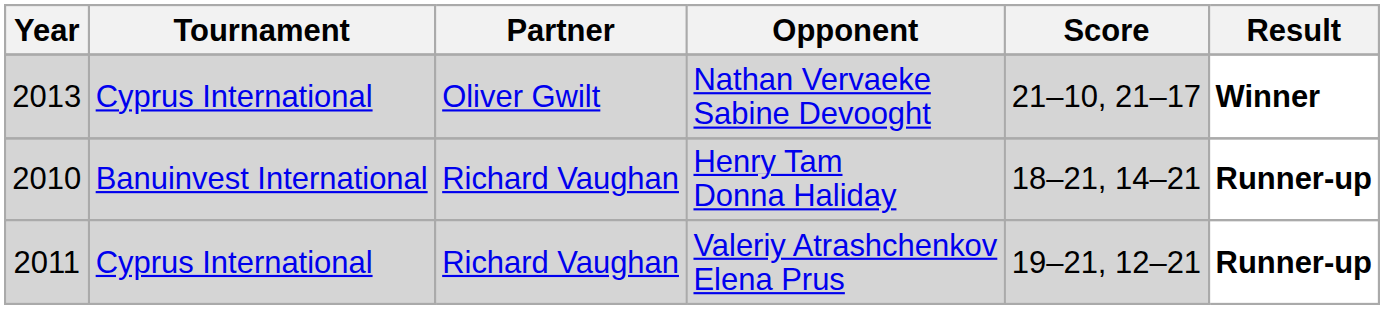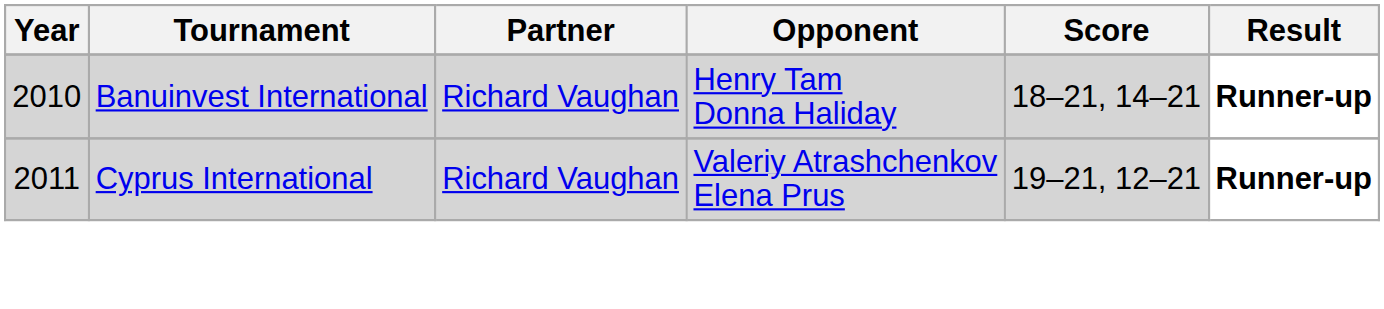- row: (812, 96)
